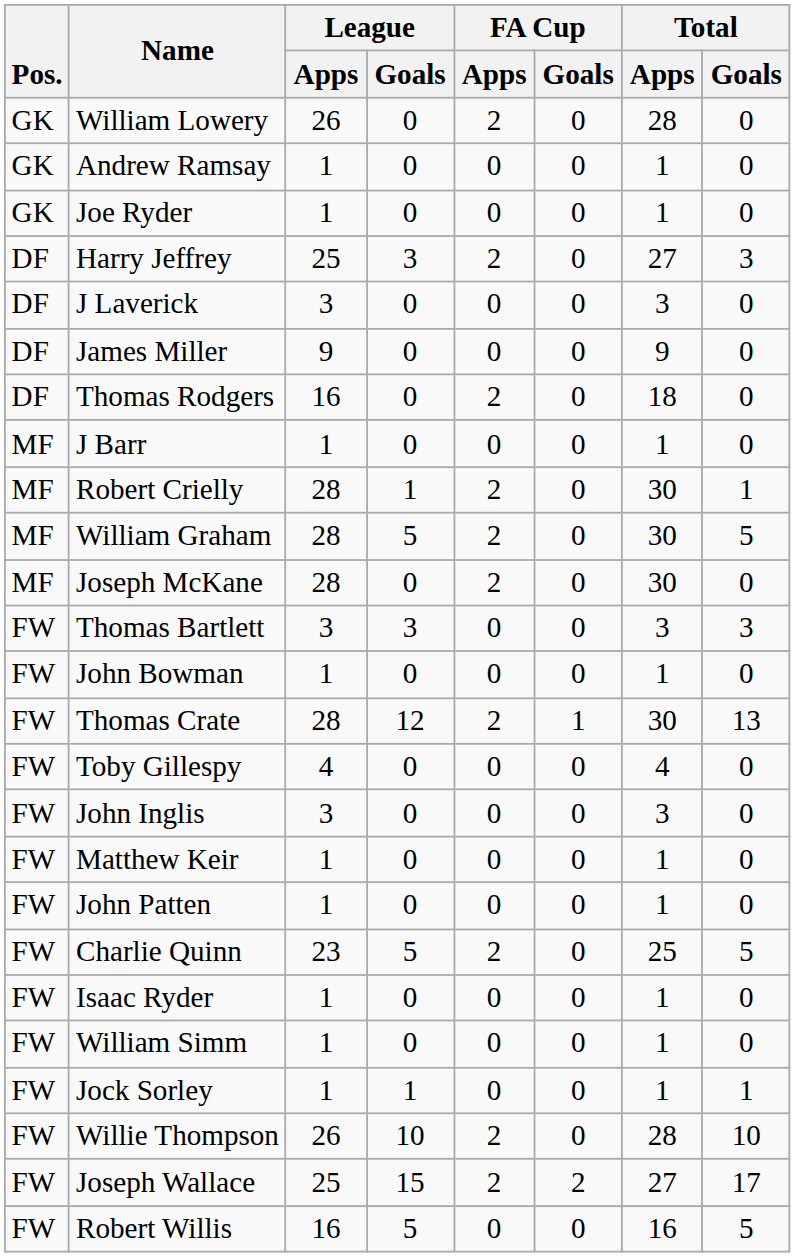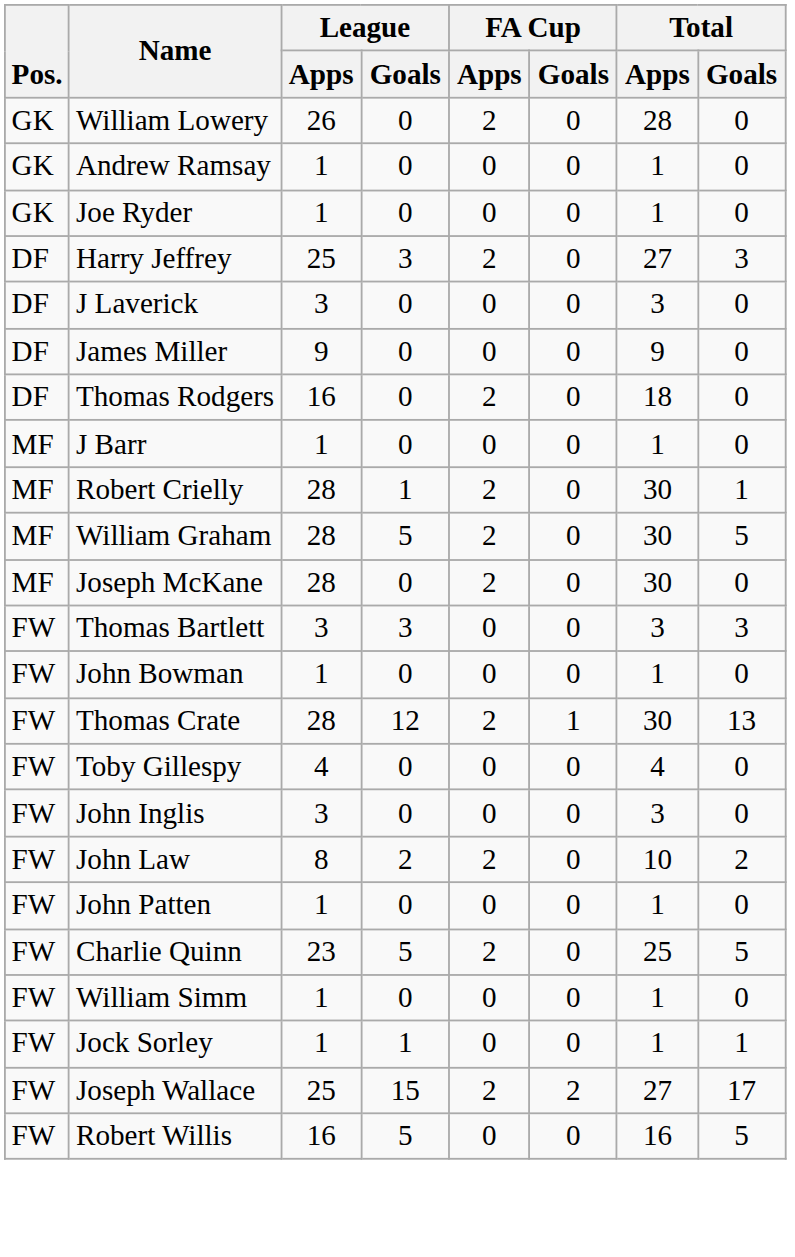- row: (157, 858)
+ row: (133, 858)
- row: (145, 997)
- row: (177, 1135)
